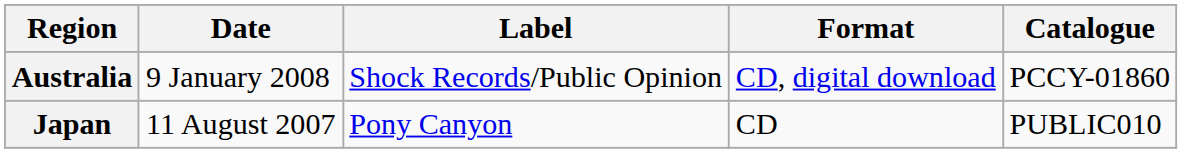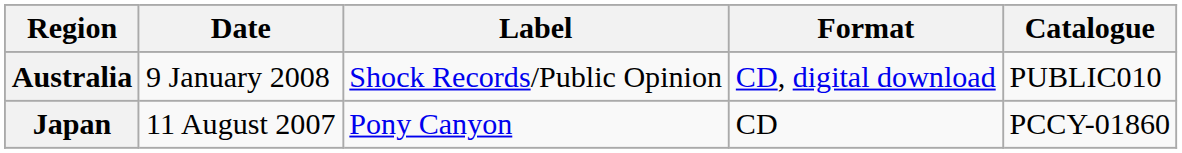(1090, 76) PCCY-01860 -> (1086, 76) PUBLIC010
(1086, 123) PUBLIC010 -> (1090, 123) PCCY-01860
